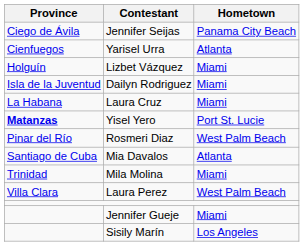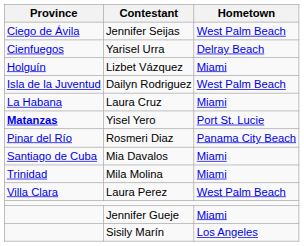(246, 31) Panama City Beach -> (241, 31) West Palm Beach
(214, 49) Atlanta -> (230, 49) Delray Beach
(212, 85) Miami -> (241, 85) West Palm Beach
(241, 138) West Palm Beach -> (246, 138) Panama City Beach
(214, 156) Atlanta -> (212, 156) Miami
